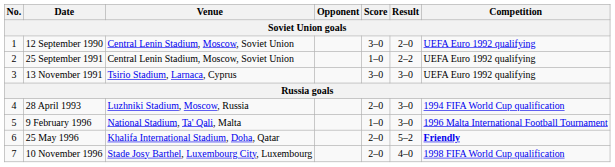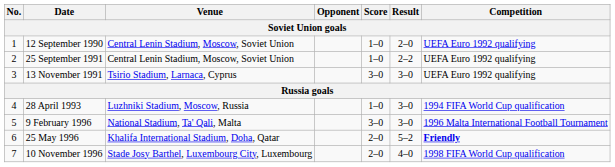(376, 43) 3–0 -> (376, 43) 1–0
(376, 106) 2–0 -> (376, 106) 1–0
(376, 122) 1–0 -> (376, 122) 3–0
